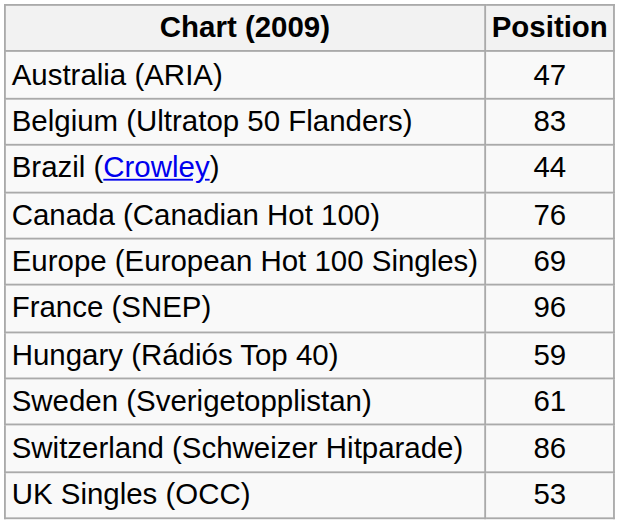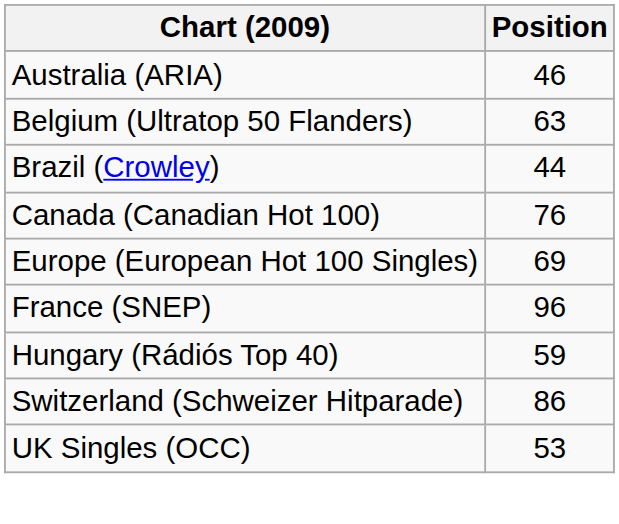(550, 74) 47 -> (550, 74) 46
(550, 121) 83 -> (550, 121) 63
- row: (192, 401)
